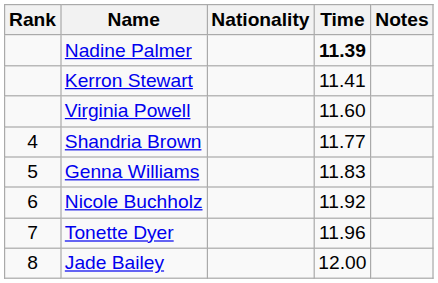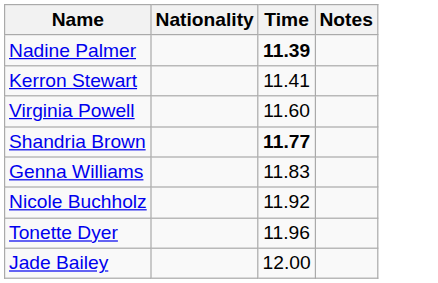- column: (33, 19)
(342, 141) normal -> (287, 141) bold
